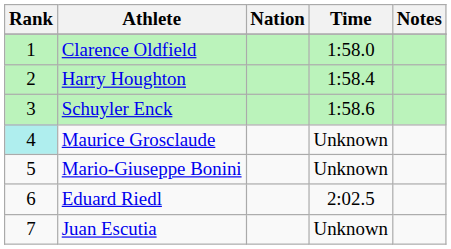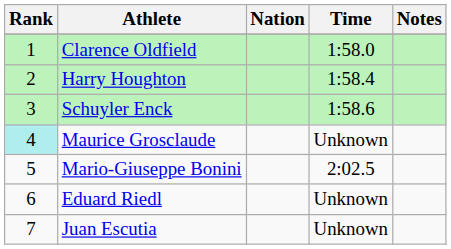(351, 169) Unknown -> (351, 169) 2:02.5
(351, 199) 2:02.5 -> (351, 199) Unknown
